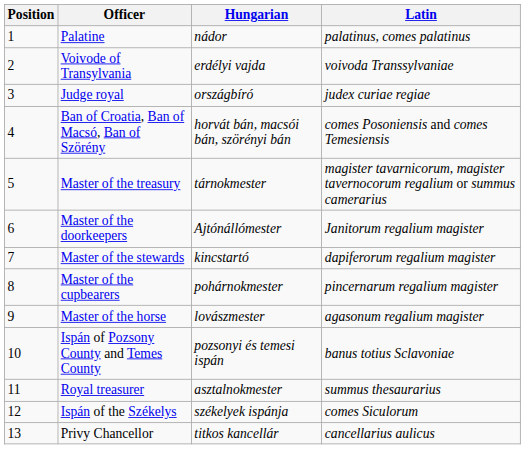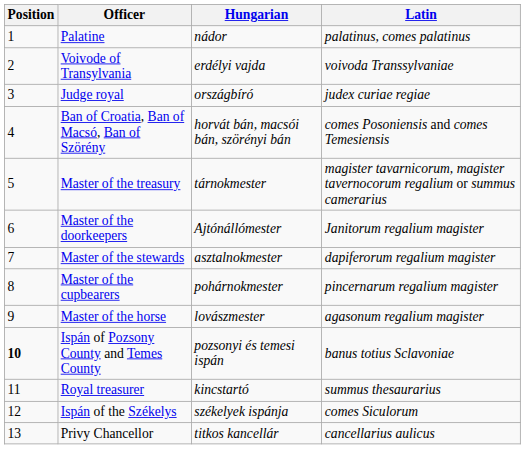(222, 258) kincstartó -> (238, 258) asztalnokmester
(14, 353) normal -> (14, 353) bold
(238, 390) asztalnokmester -> (222, 390) kincstartó
